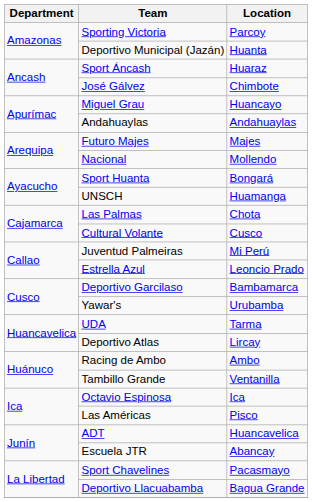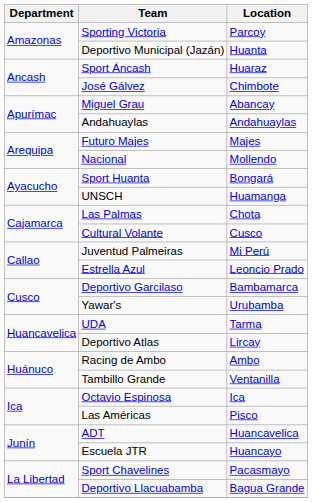(256, 104) Huancayo -> (252, 104) Abancay
(252, 452) Abancay -> (256, 452) Huancayo
